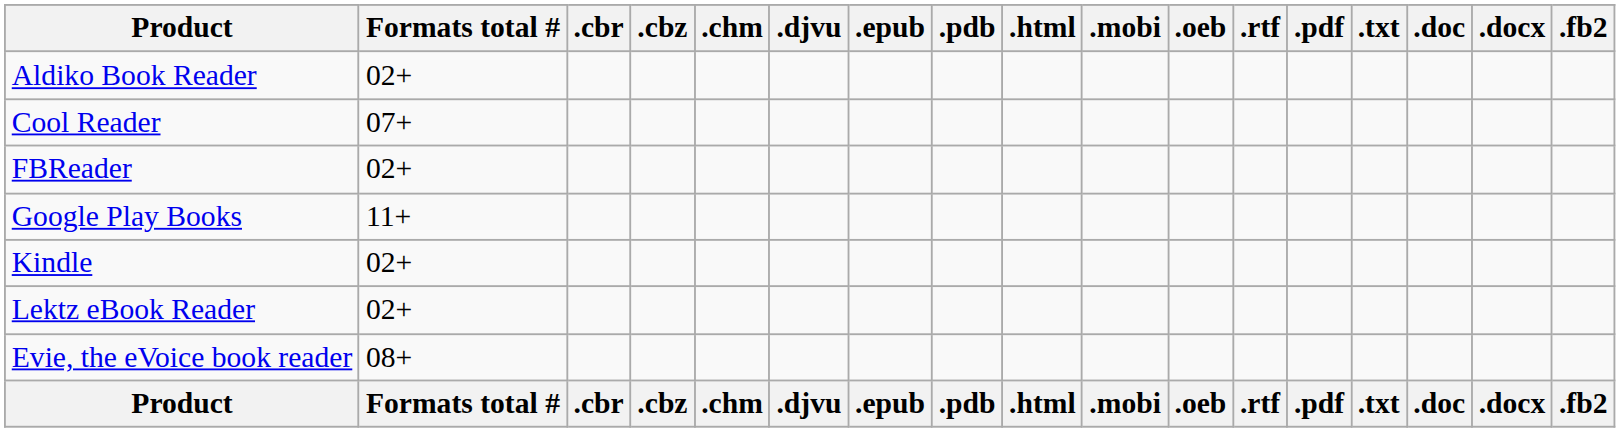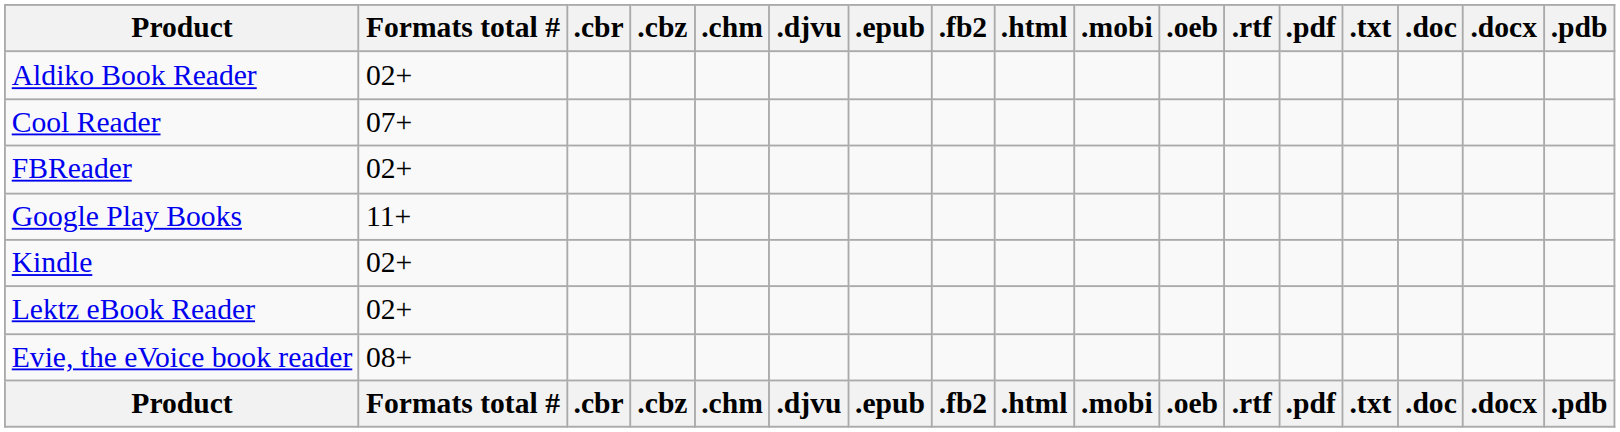columns swapped: (1583, 27) <-> (967, 27)
